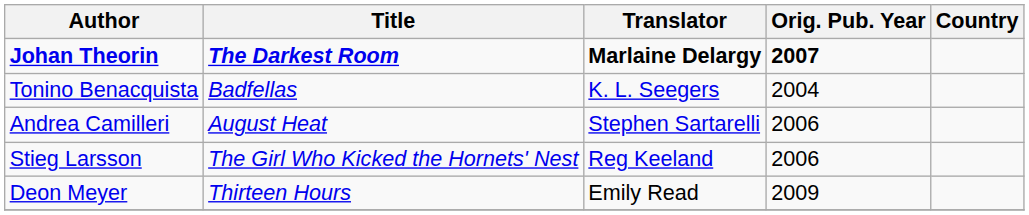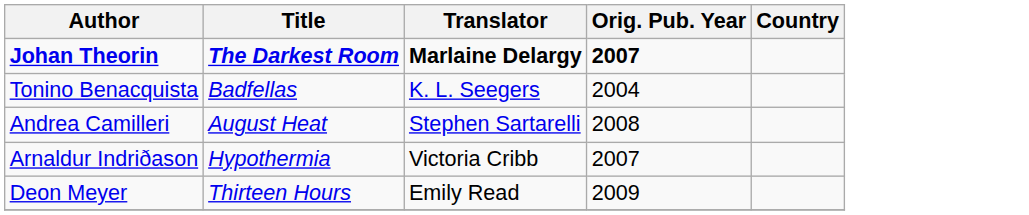(795, 124) 2006 -> (616, 124) 2008
+ row: (104, 158)
- row: (76, 158)
